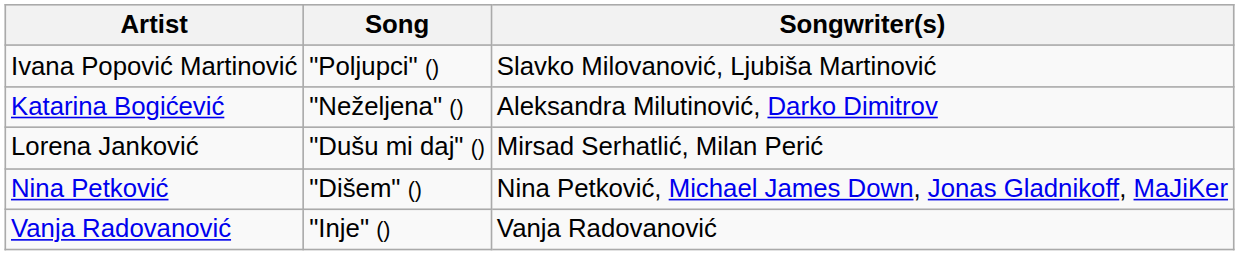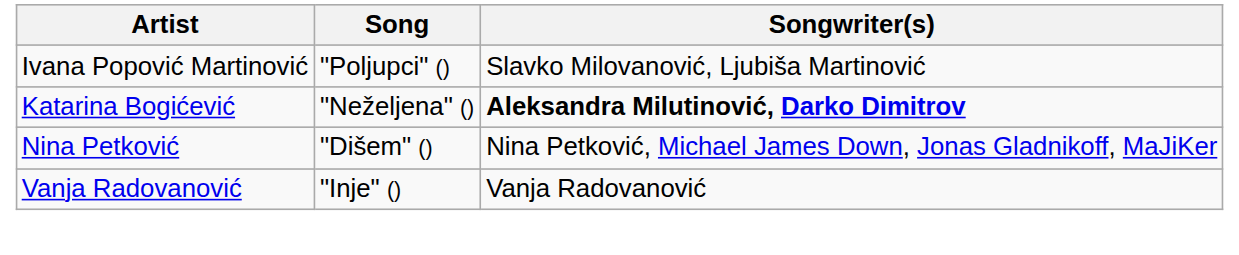(717, 106) normal -> (726, 106) bold
- row: (105, 147)
